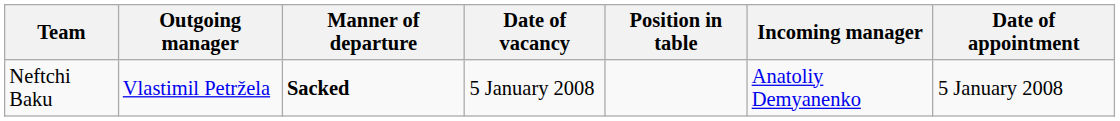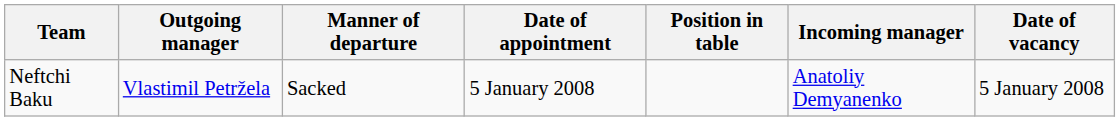columns swapped: (535, 32) <-> (1024, 32)
(318, 87) bold -> (316, 87) normal
